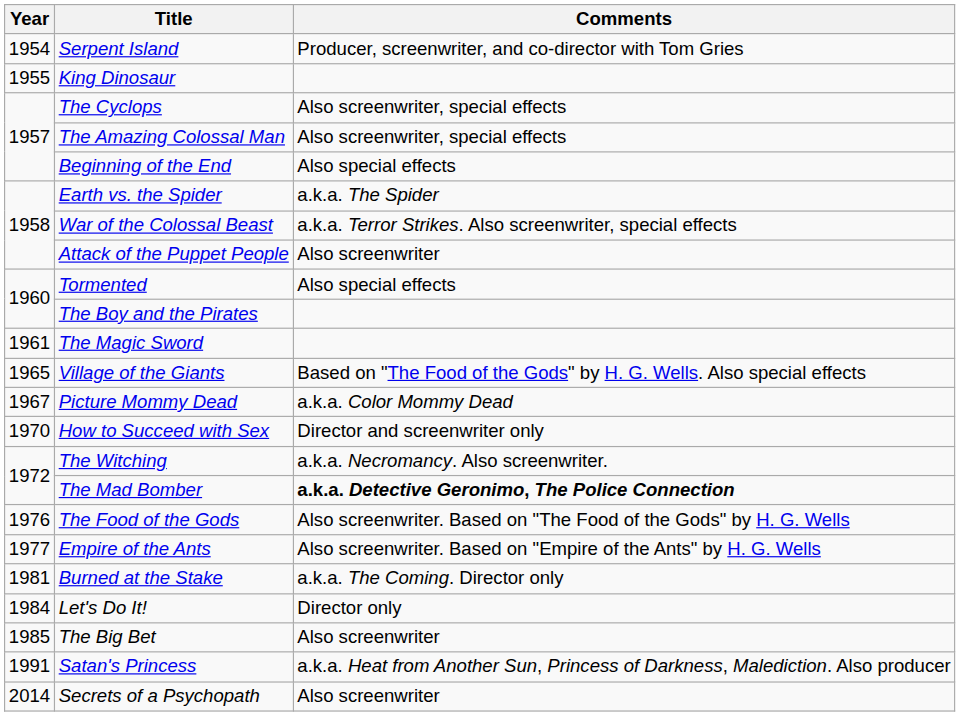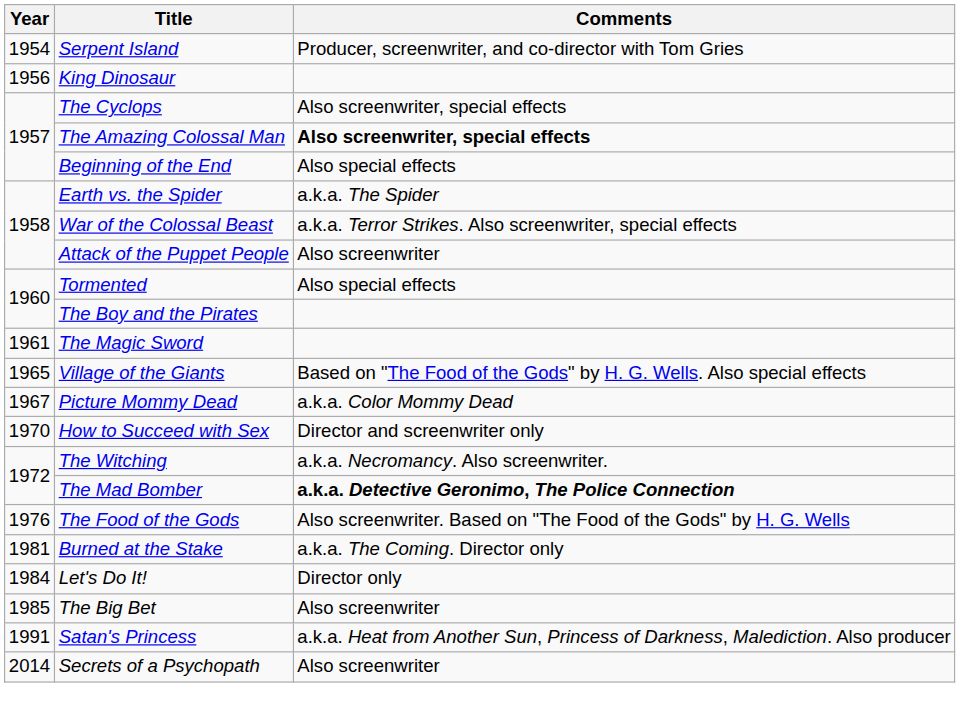(30, 78) 1955 -> (30, 78) 1956
(432, 136) normal -> (444, 136) bold
- row: (135, 549)
